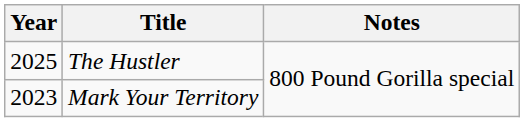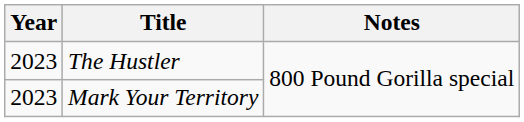(34, 60) 2025 -> (34, 60) 2023
